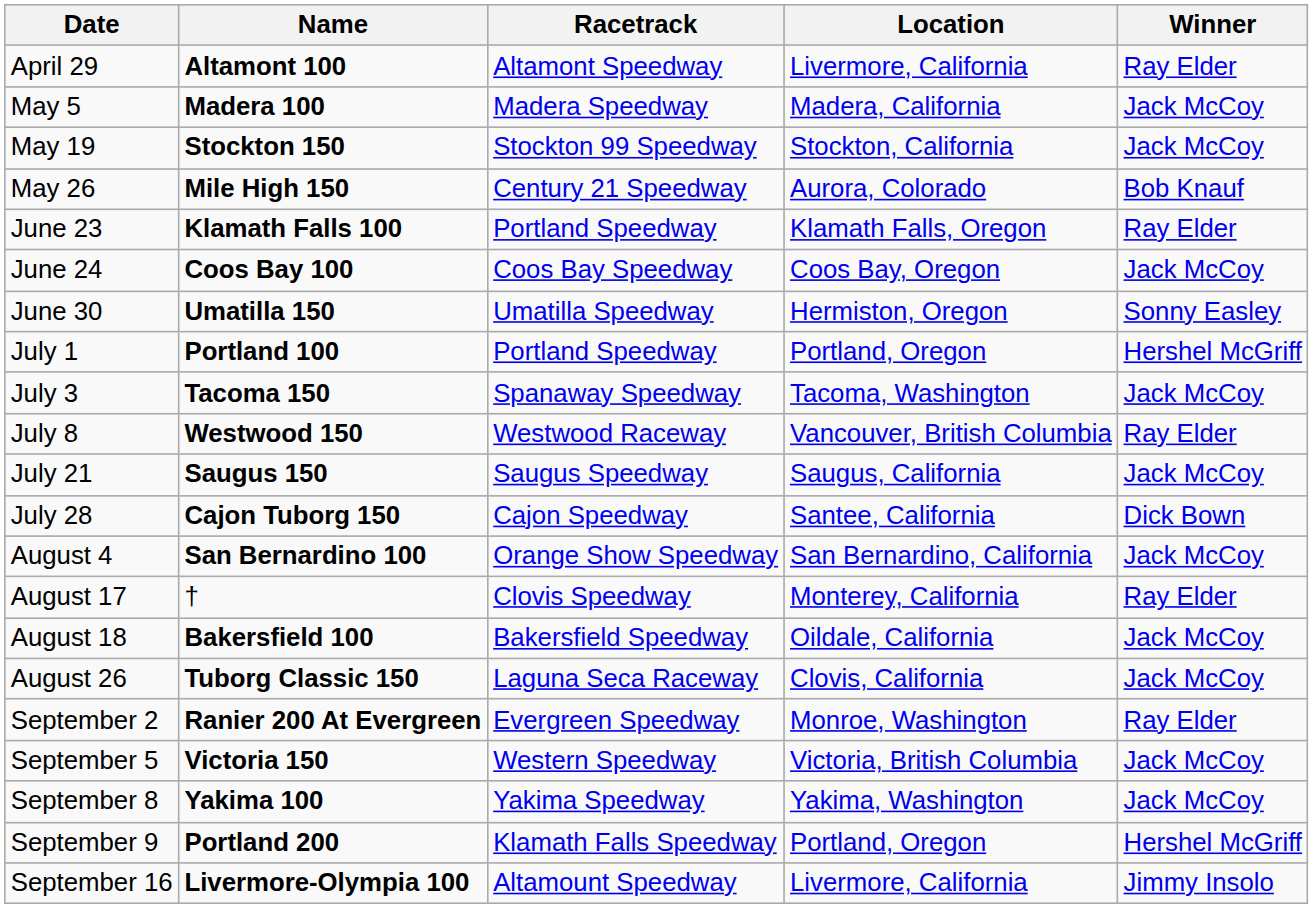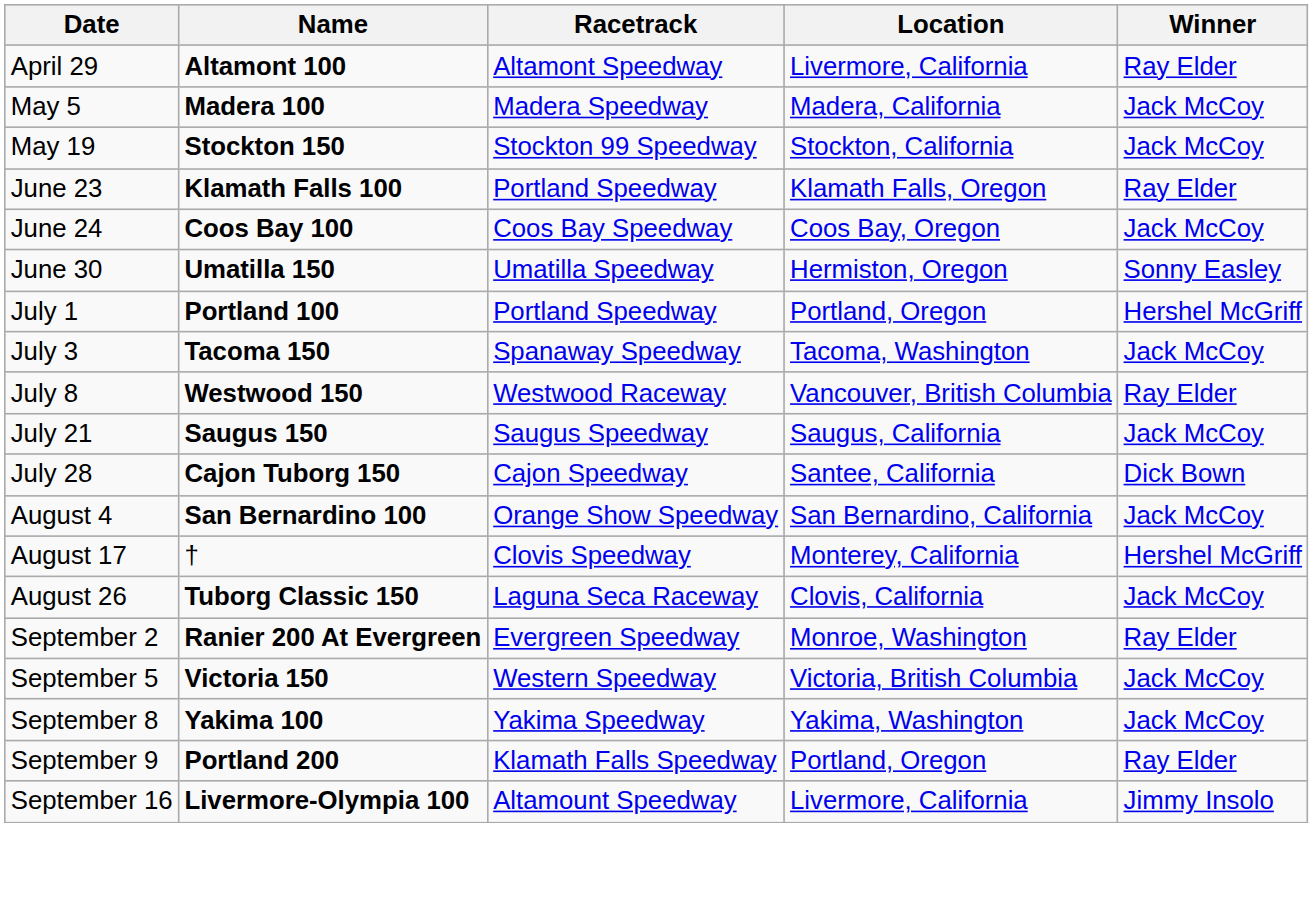- row: (53, 188)
(1180, 596) Ray Elder -> (1213, 556) Hershel McGriff
- row: (69, 637)
(1213, 842) Hershel McGriff -> (1180, 760) Ray Elder
